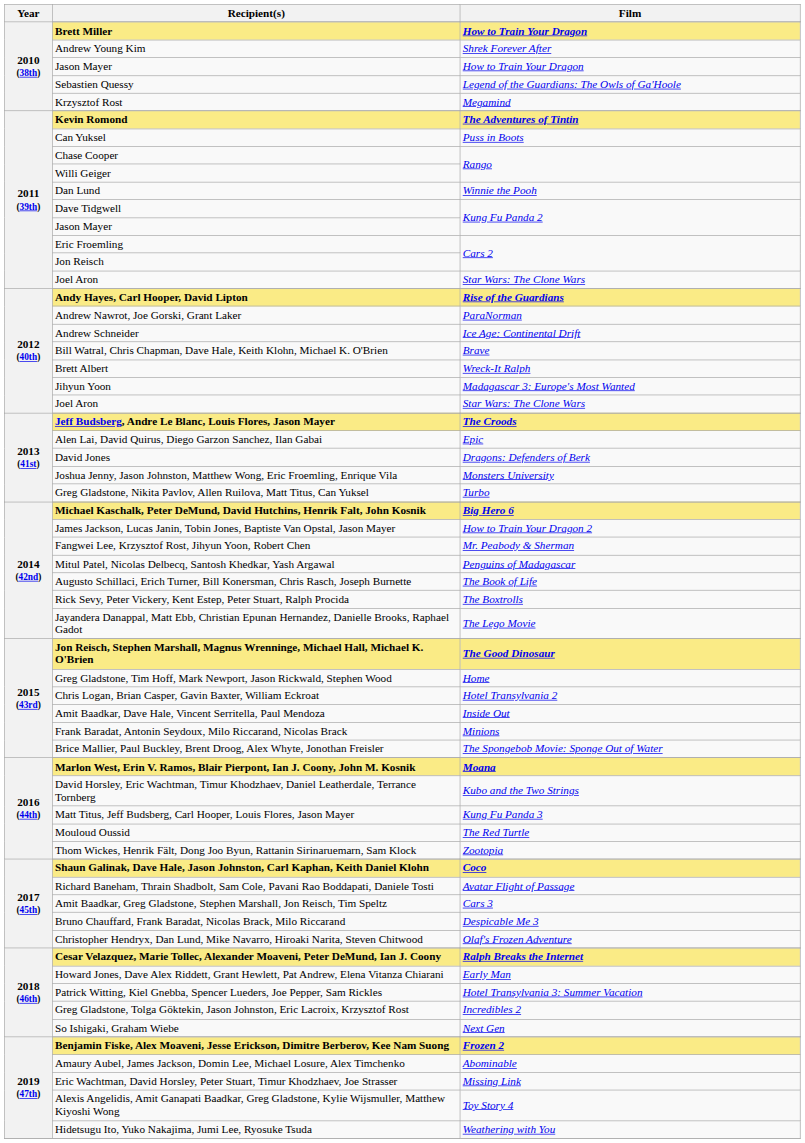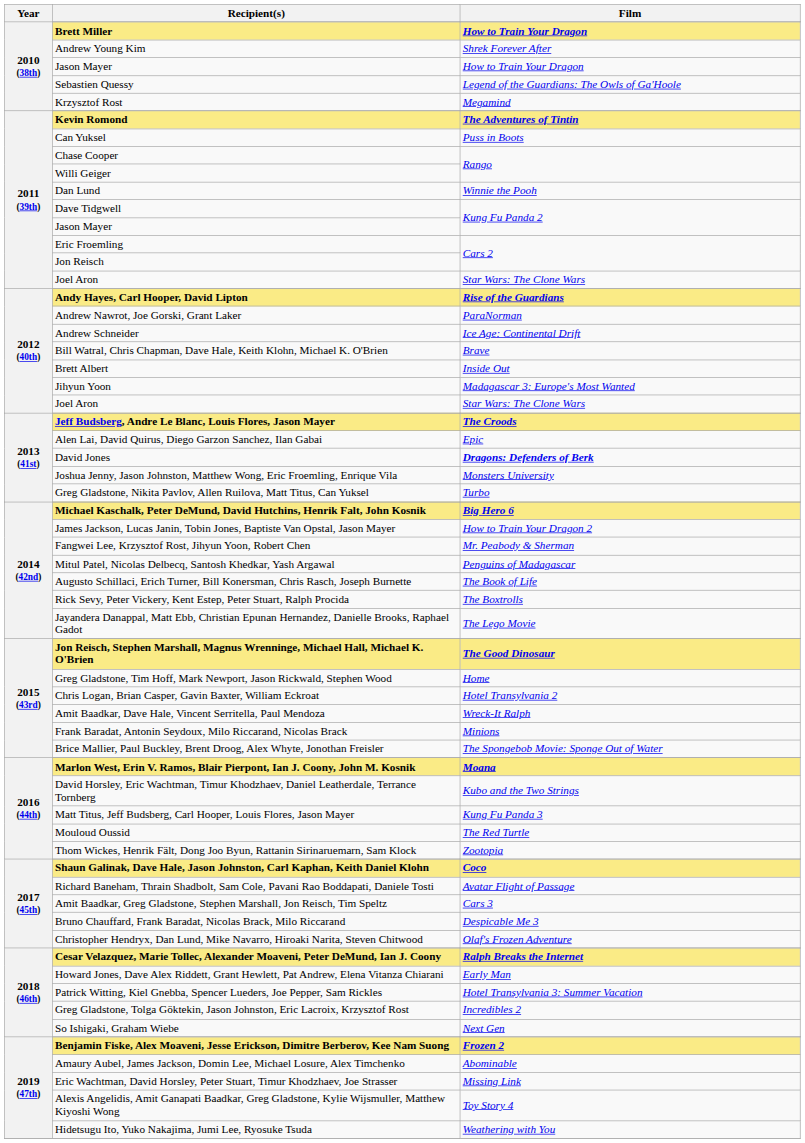(497, 368) Wreck-It Ralph -> (486, 368) Inside Out
(526, 457) normal -> (528, 457) bold
(486, 713) Inside Out -> (497, 713) Wreck-It Ralph
